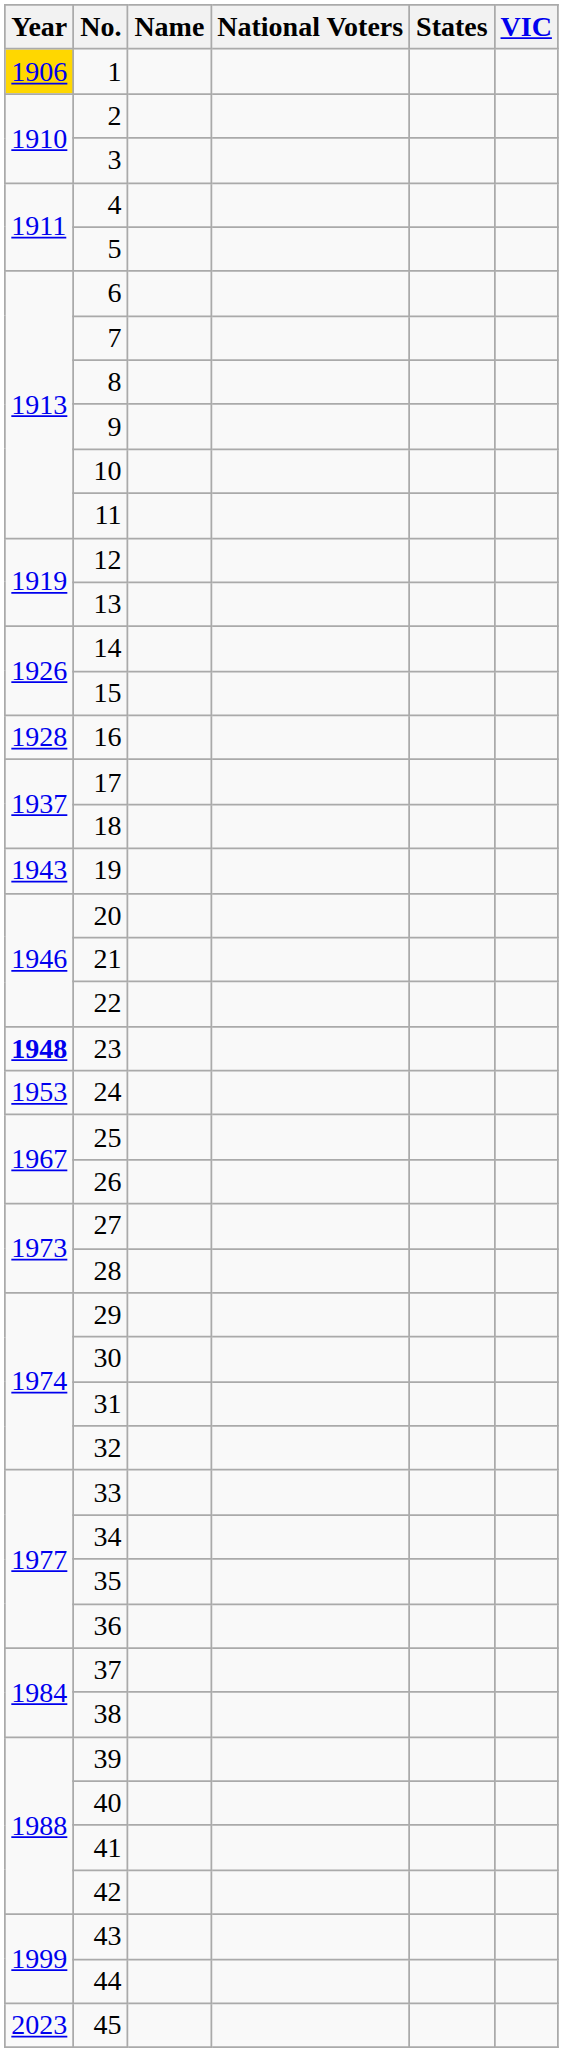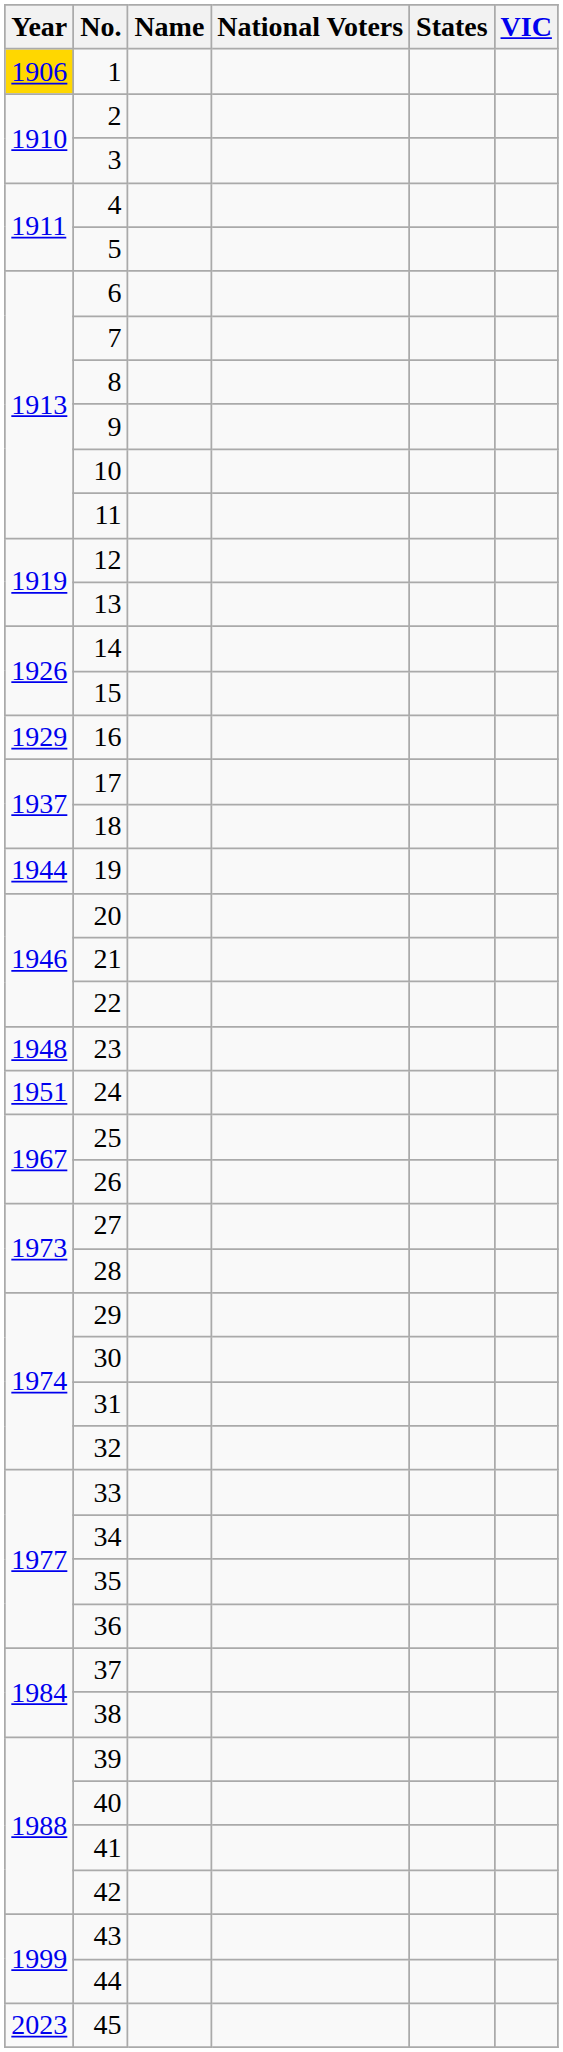(39, 737) 1928 -> (39, 737) 1929
(39, 870) 1943 -> (39, 870) 1944
(39, 1048) bold -> (39, 1048) normal
(39, 1092) 1953 -> (39, 1092) 1951
